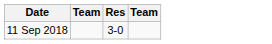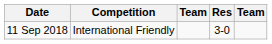+ column: (124, 13)
